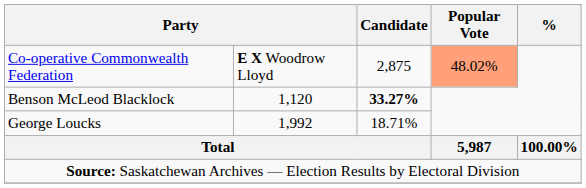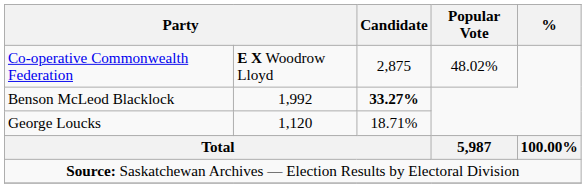(474, 66) lightsalmon background -> (474, 66) no background
(295, 98) 1,120 -> (295, 98) 1,992
(295, 123) 1,992 -> (295, 123) 1,120
